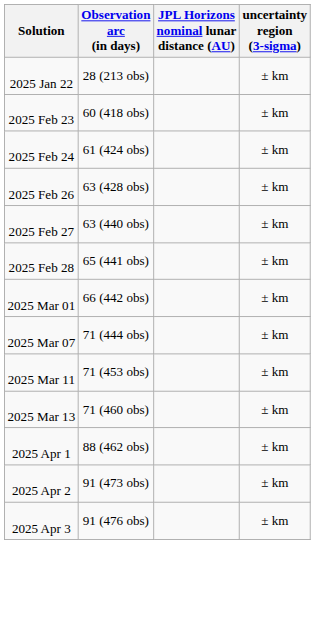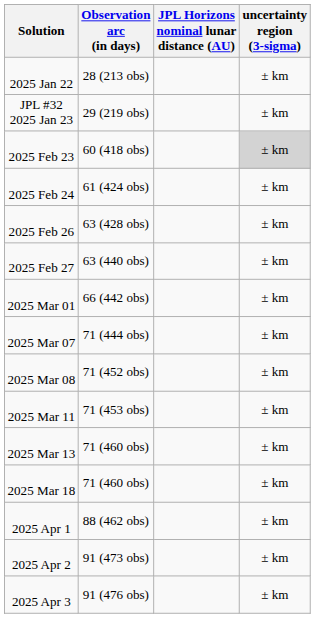+ row: (41, 113)
(275, 113) no background -> (275, 150) lightgrey background
- row: (41, 269)
+ row: (41, 380)
+ row: (41, 491)
